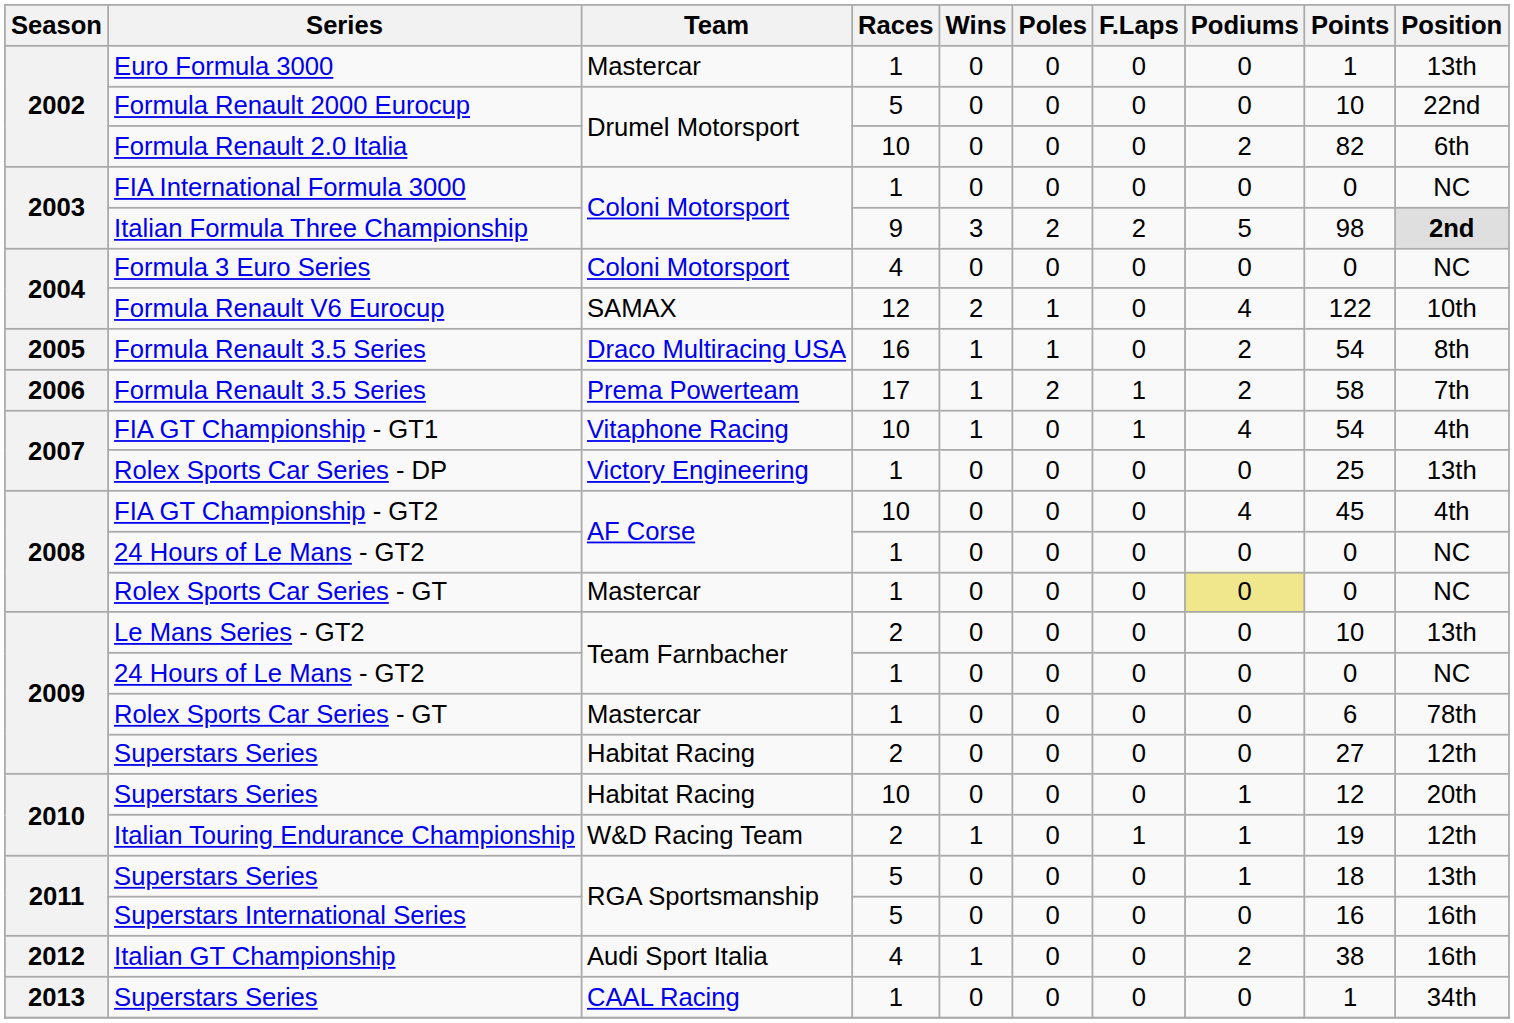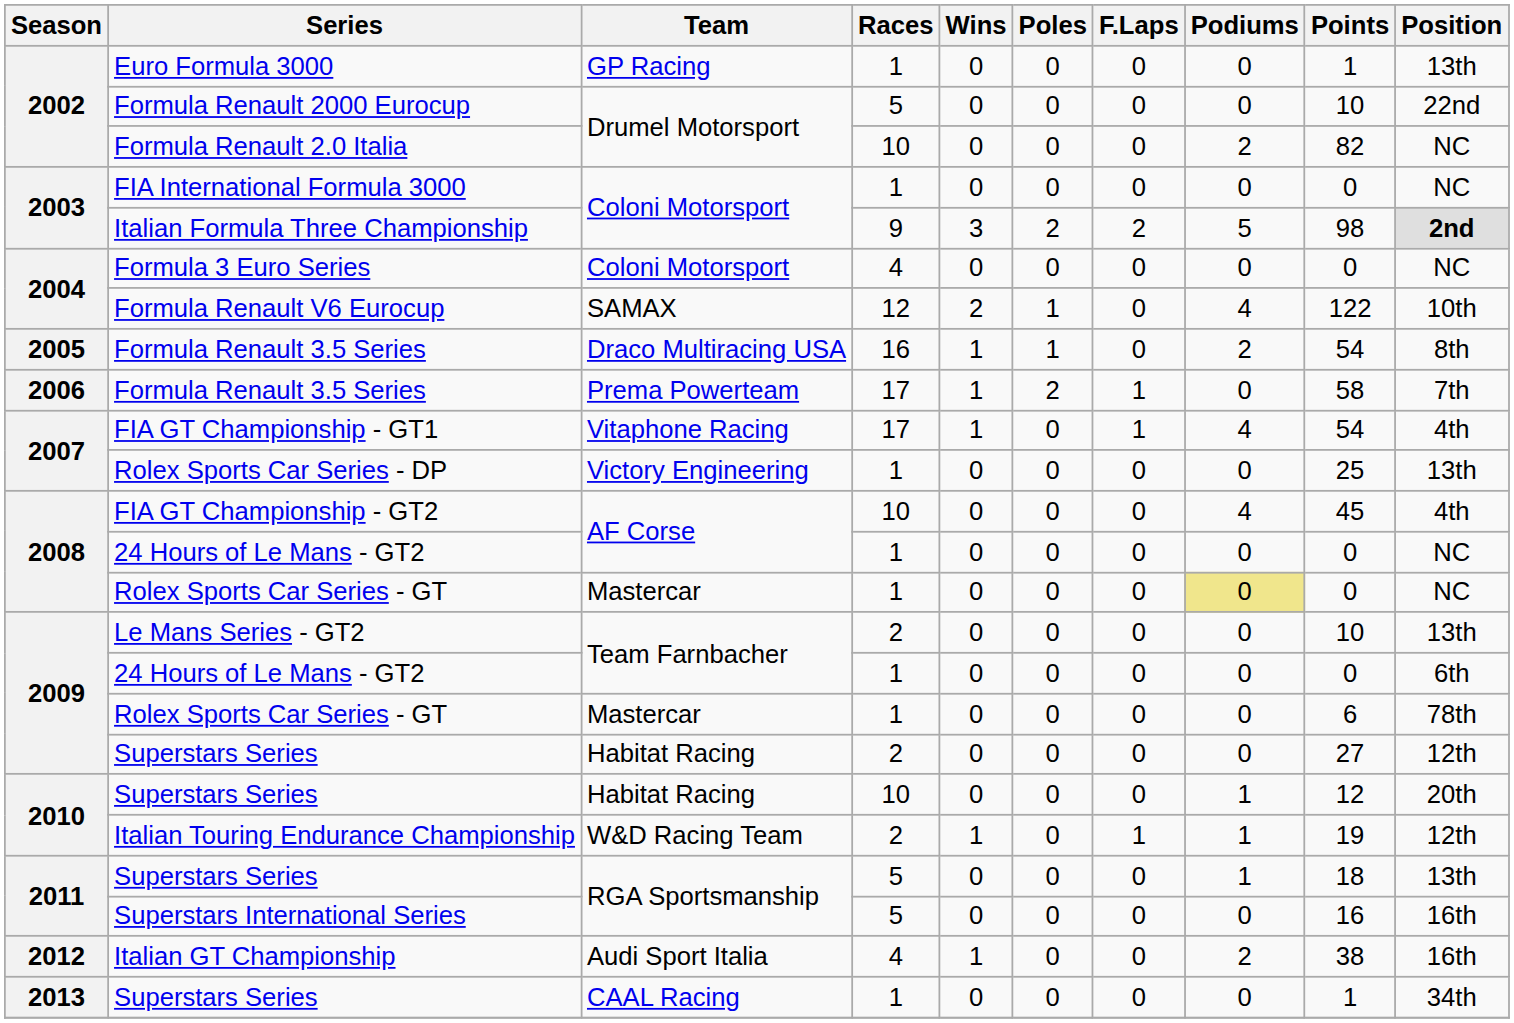(644, 66) Mastercar -> (649, 66) GP Racing
(1452, 147) 6th -> (1452, 147) NC
(1245, 390) 2 -> (1245, 390) 0
(896, 430) 10 -> (896, 430) 17
(1452, 673) NC -> (1452, 673) 6th
